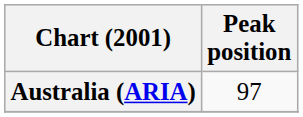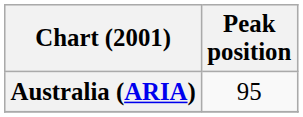(249, 91) 97 -> (249, 91) 95
